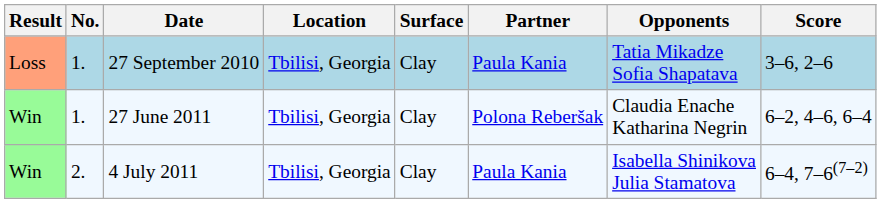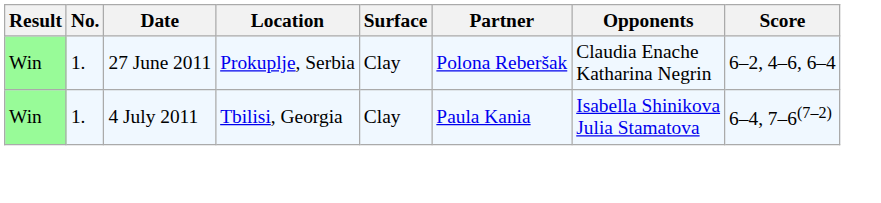- row: (184, 62)
(329, 116) Tbilisi, Georgia -> (287, 62) Prokuplje, Serbia
(78, 170) 2. -> (78, 116) 1.
